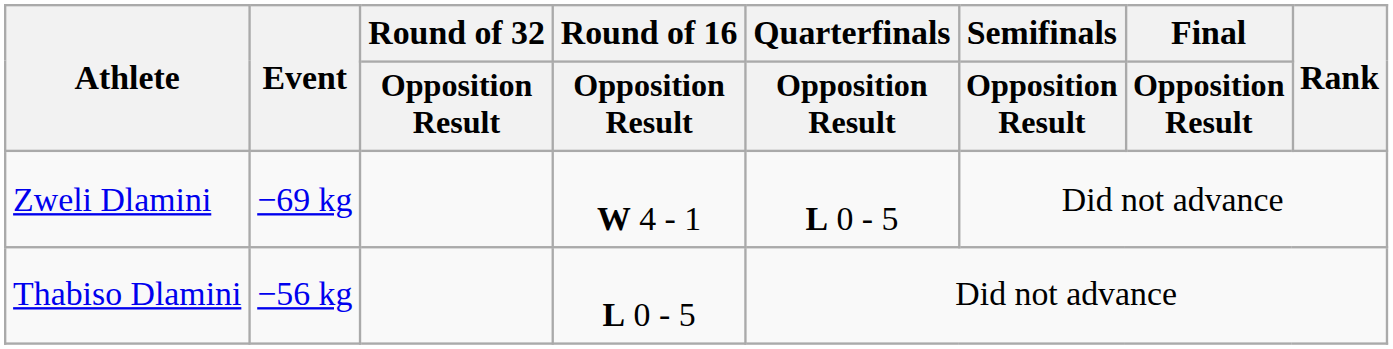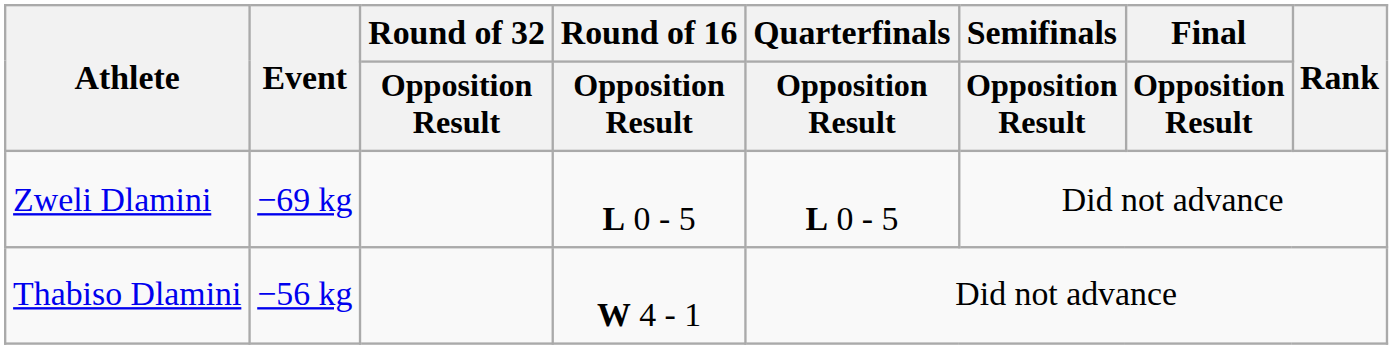(649, 218) W 4 - 1 -> (649, 218) L 0 - 5
(649, 314) L 0 - 5 -> (649, 314) W 4 - 1
